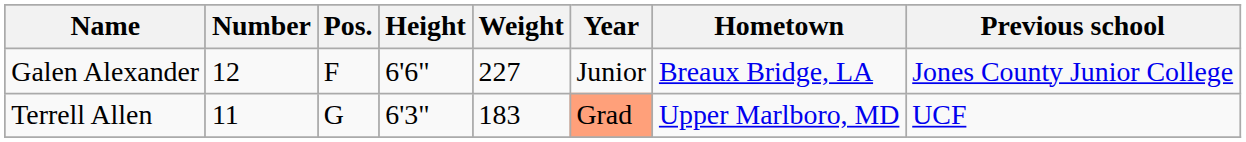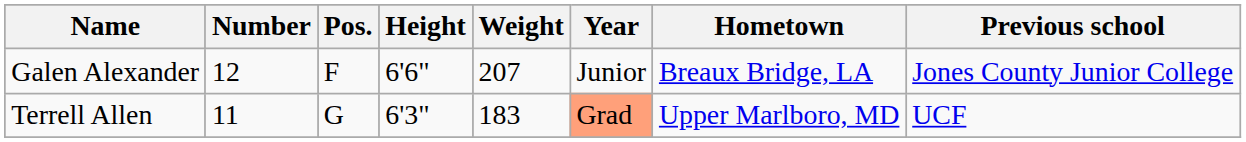(499, 70) 227 -> (499, 70) 207
